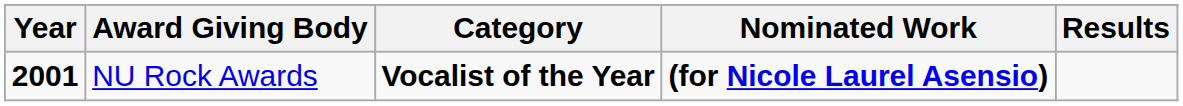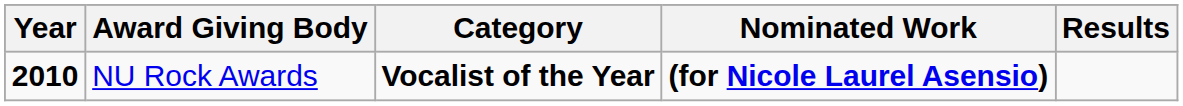(45, 75) 2001 -> (45, 75) 2010
